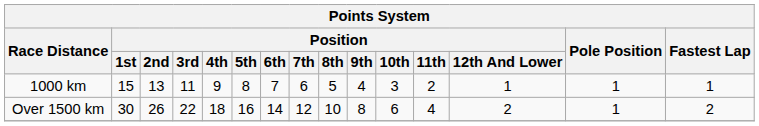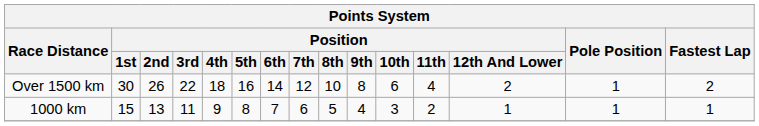rows swapped: (58, 86) <-> (58, 109)
